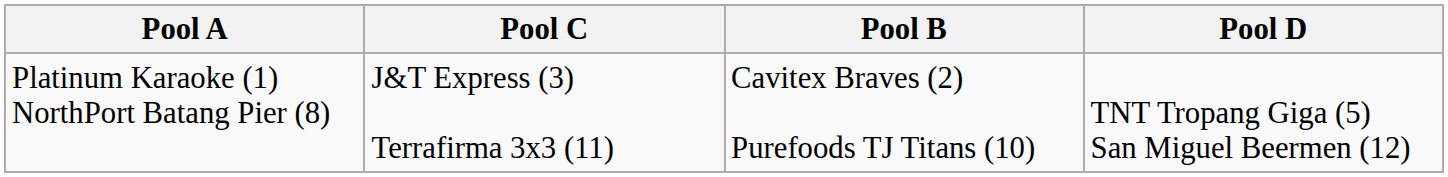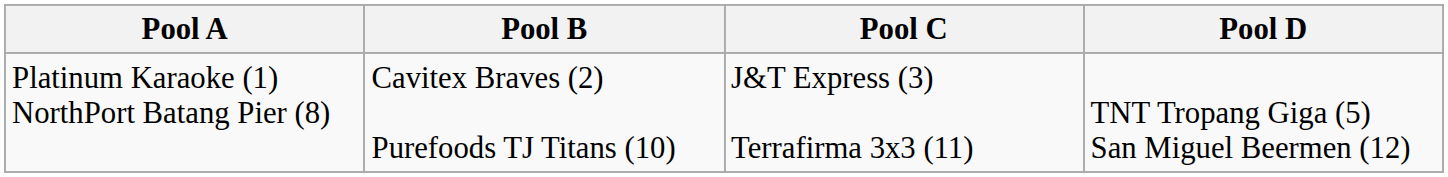columns swapped: (904, 28) <-> (544, 28)
